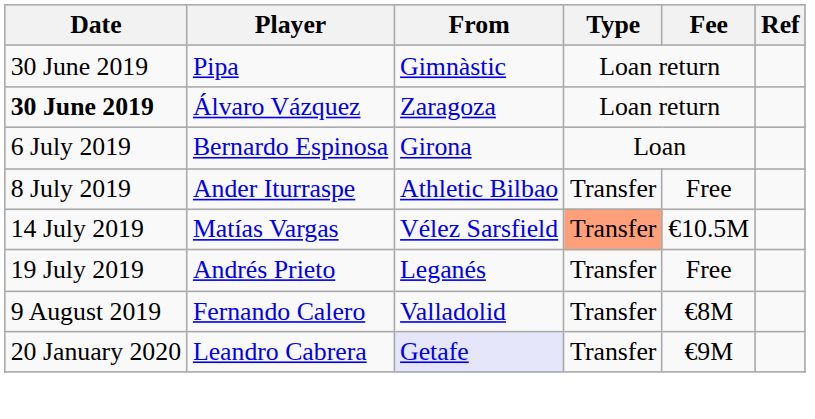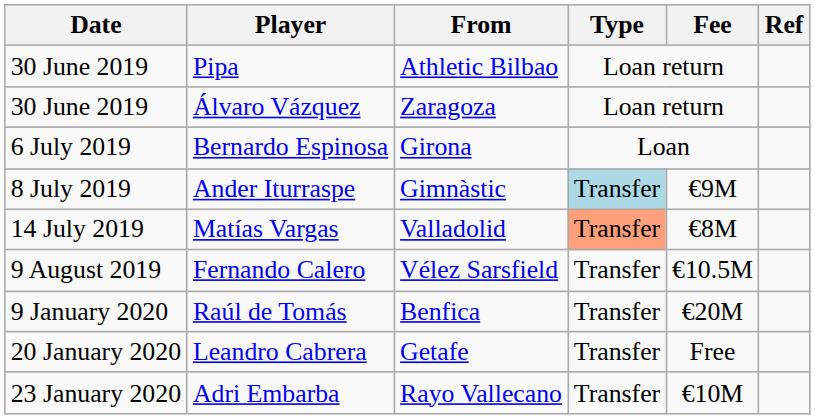(453, 65) Gimnàstic -> (479, 65) Athletic Bilbao
(82, 106) bold -> (79, 106) normal
(479, 188) Athletic Bilbao -> (453, 188) Gimnàstic
(613, 188) no background -> (617, 188) lightblue background
(709, 188) Free -> (713, 188) €9M
(479, 229) Vélez Sarsfield -> (453, 229) Valladolid
(709, 229) €10.5M -> (713, 229) €8M
- row: (264, 270)
(453, 310) Valladolid -> (479, 270) Vélez Sarsfield
(709, 310) €8M -> (713, 270) €10.5M
+ row: (270, 310)
(434, 351) lavender background -> (434, 351) no background
(709, 351) €9M -> (713, 351) Free
+ row: (266, 392)
